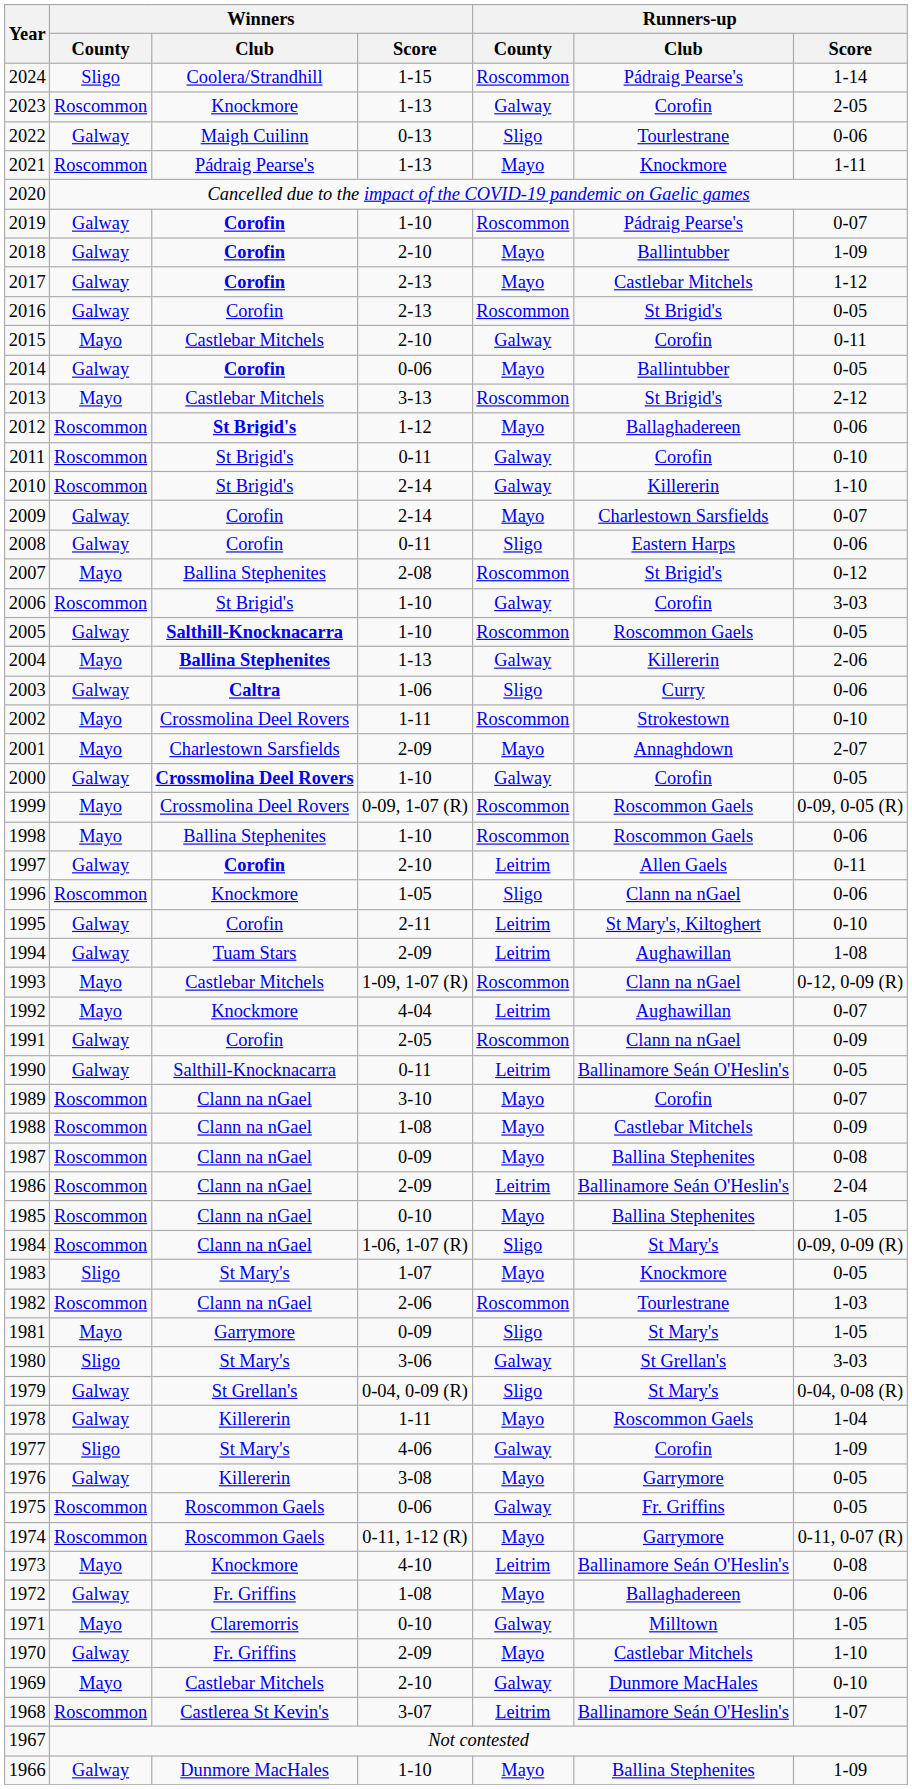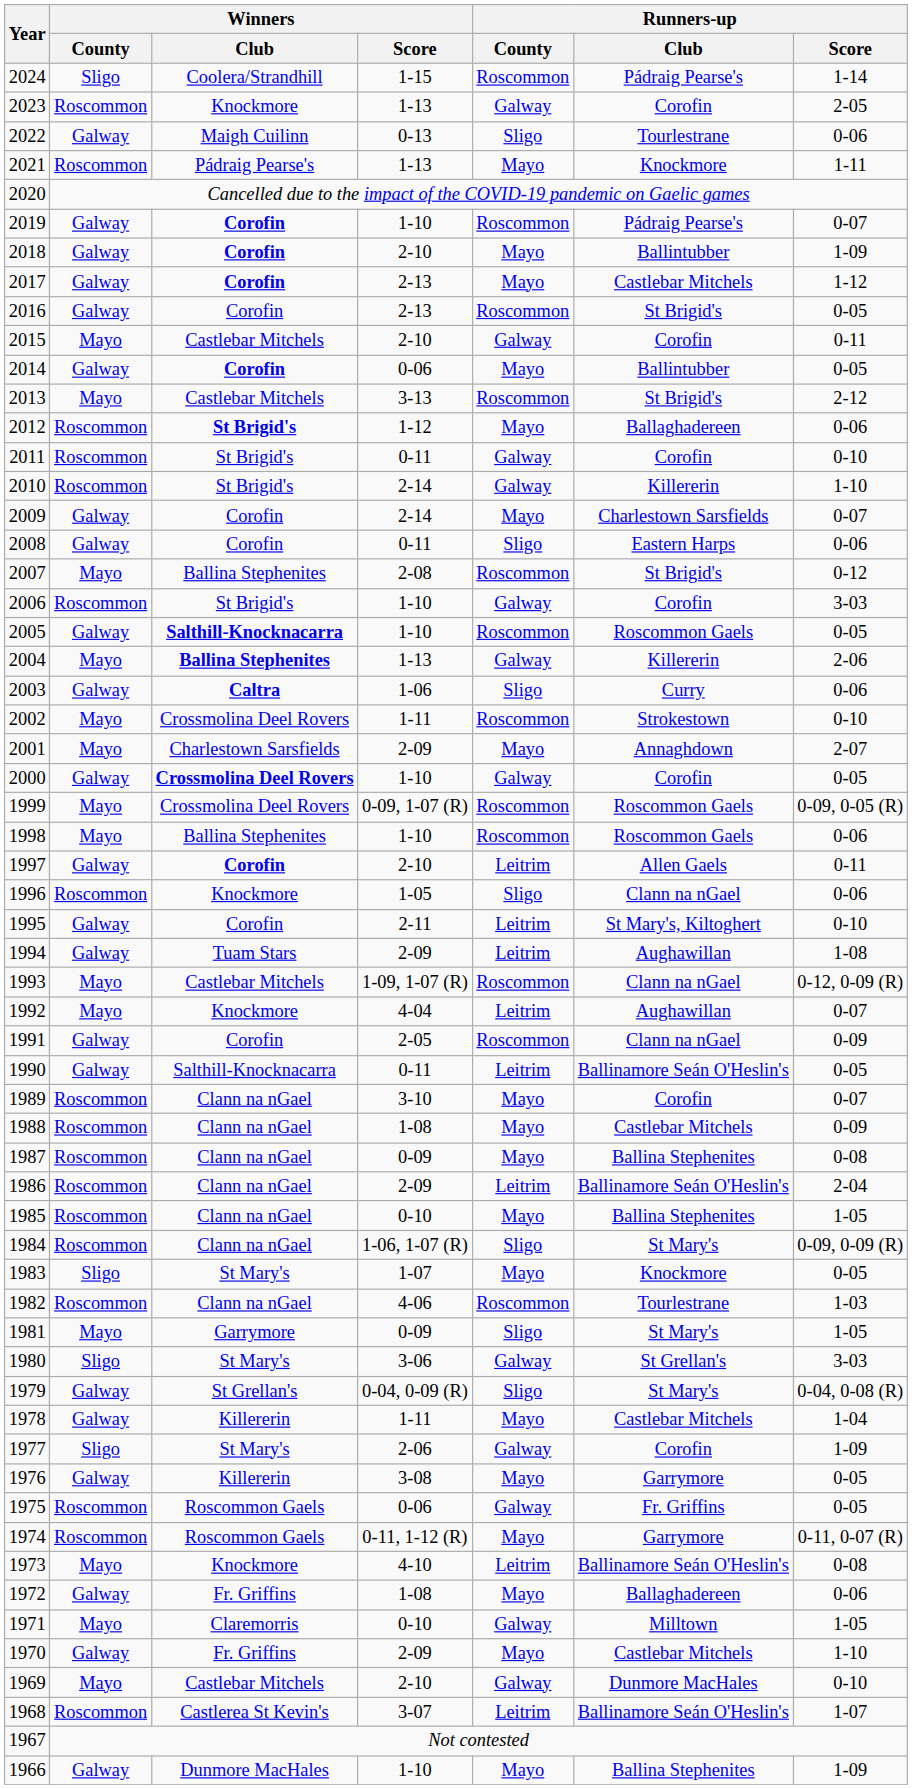(415, 1303) 2-06 -> (415, 1303) 4-06
(683, 1419) Roscommon Gaels -> (683, 1419) Castlebar Mitchels
(415, 1448) 4-06 -> (415, 1448) 2-06
